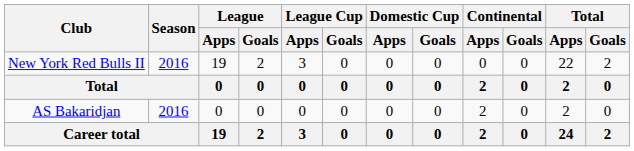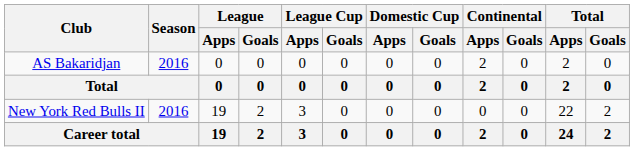rows swapped: (76, 110) <-> (76, 63)
